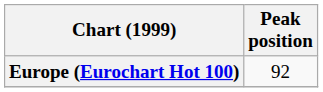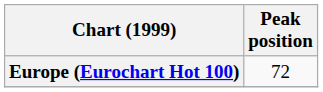(280, 71) 92 -> (280, 71) 72
